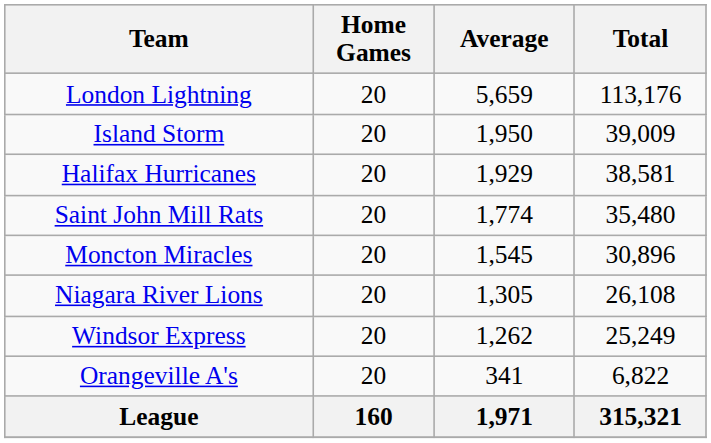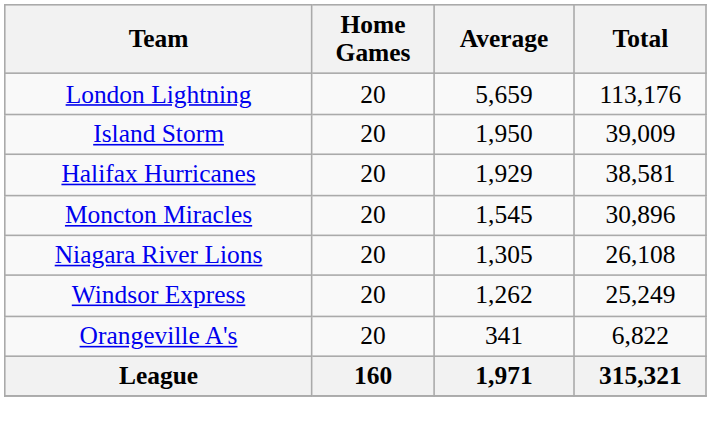- row: (159, 214)
